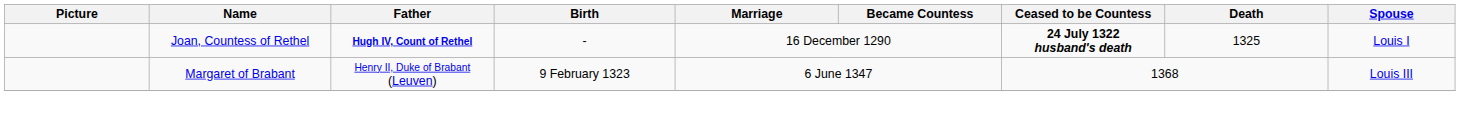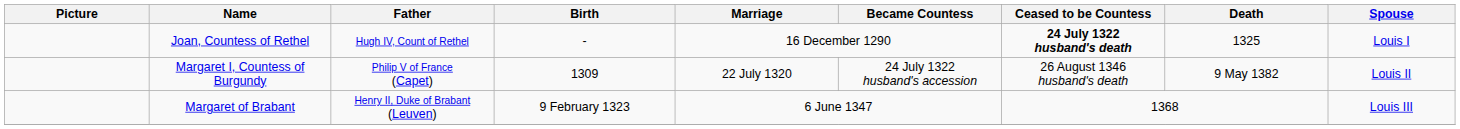(412, 40) bold -> (412, 41) normal
+ row: (240, 74)
